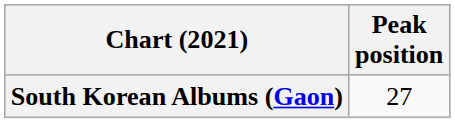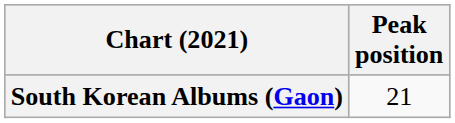(399, 95) 27 -> (399, 95) 21
